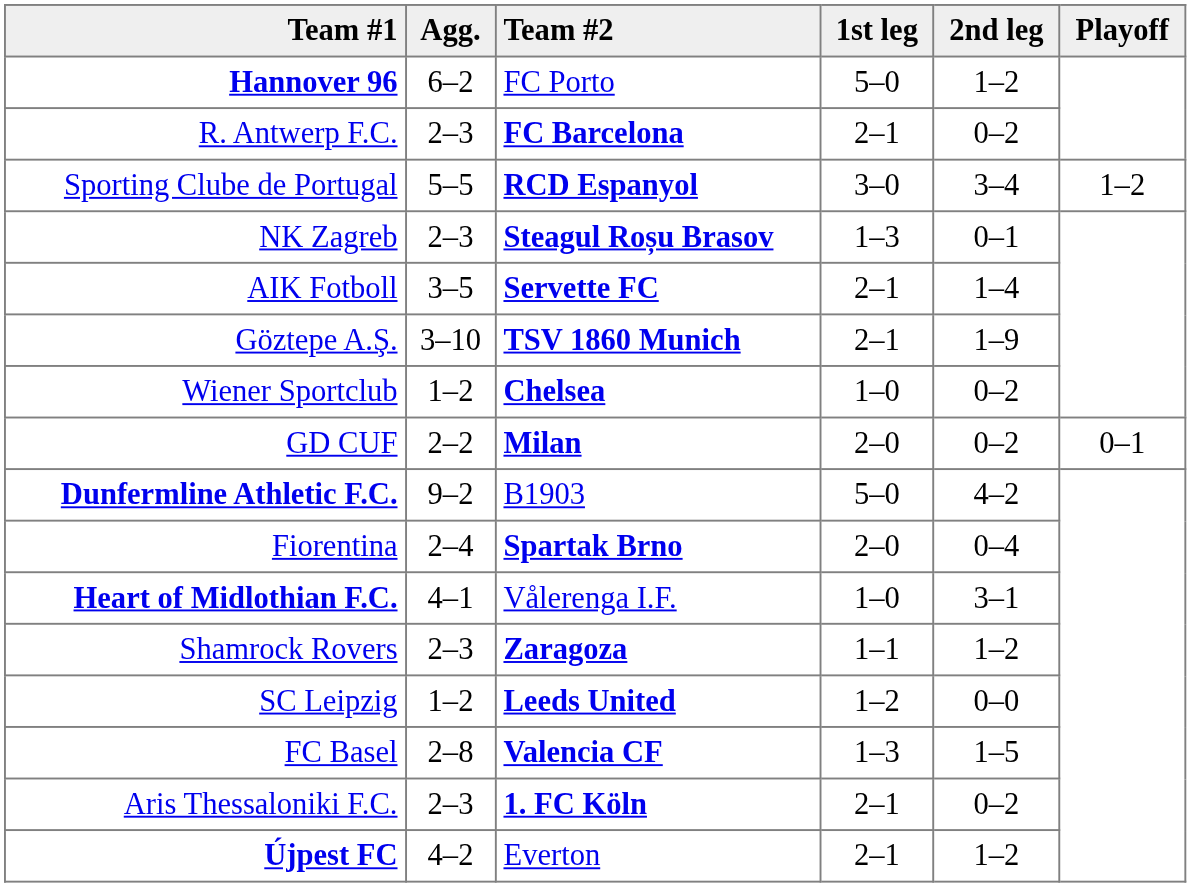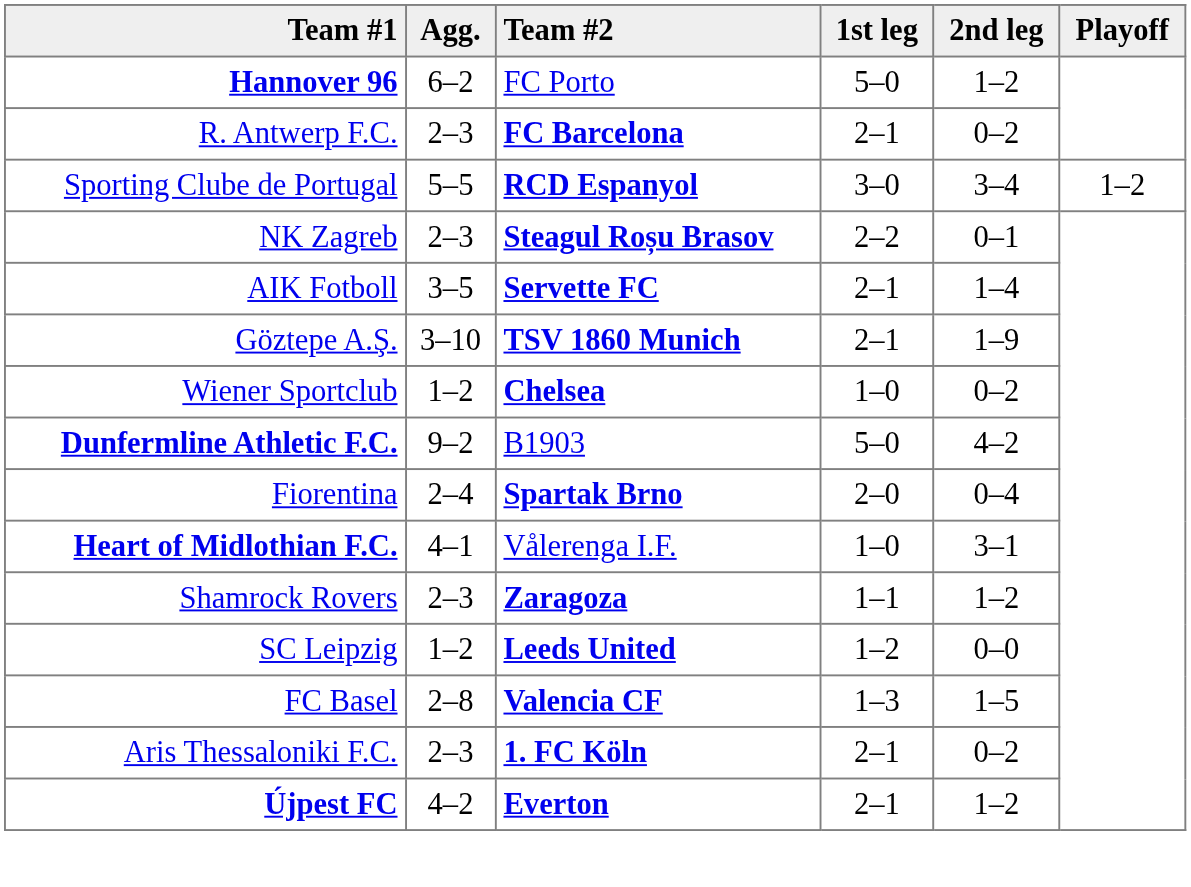(877, 236) 1–3 -> (877, 236) 2–2
- row: (342, 442)
(552, 855) normal -> (556, 803) bold
